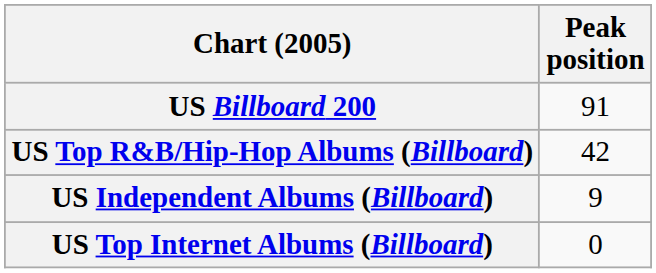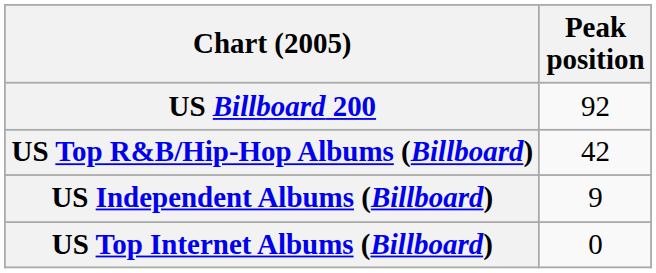(595, 105) 91 -> (595, 105) 92
